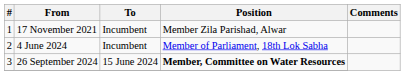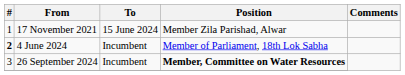(125, 29) Incumbent -> (130, 29) 15 June 2024
(9, 45) normal -> (9, 45) bold
(130, 62) 15 June 2024 -> (125, 62) Incumbent
